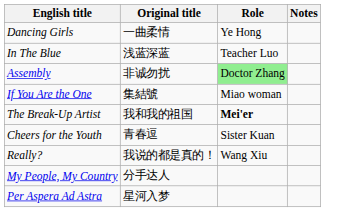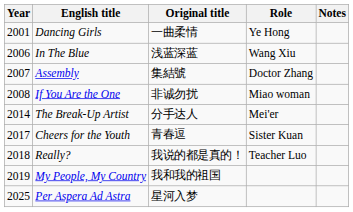+ column: (19, 13)
(249, 53) Teacher Luo -> (272, 53) Wang Xiu
(146, 73) 非诚勿扰 -> (169, 73) 集結號
(253, 73) lightgreen background -> (281, 73) no background
(140, 93) 集結號 -> (174, 93) 非诚勿扰
(158, 114) 我和我的祖国 -> (174, 114) 分手达人
(237, 114) bold -> (264, 114) normal
(244, 155) Wang Xiu -> (278, 155) Teacher Luo
(146, 175) 分手达人 -> (186, 175) 我和我的祖国
